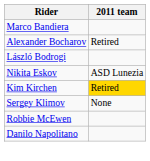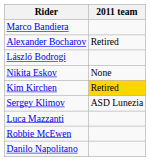(117, 73) ASD Lunezia -> (101, 73) None
(101, 103) None -> (117, 103) ASD Lunezia
+ row: (35, 118)
